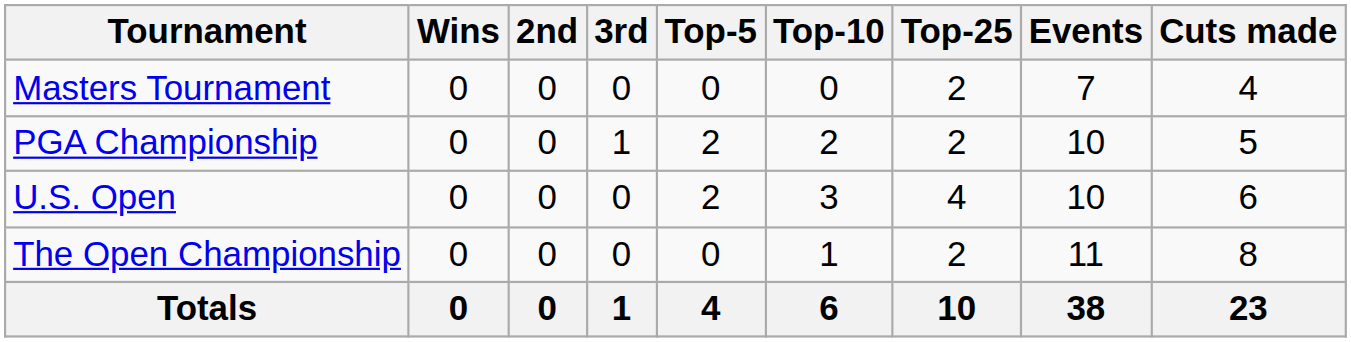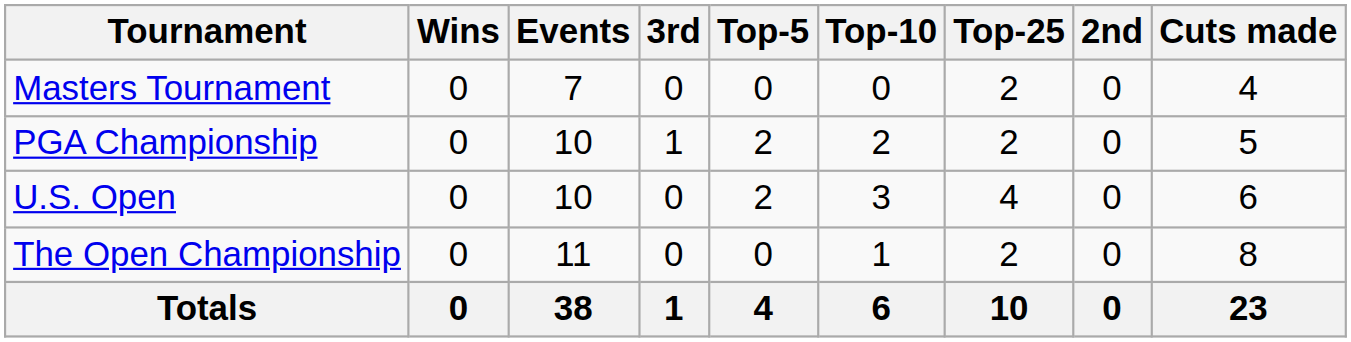columns swapped: (547, 32) <-> (1086, 32)
